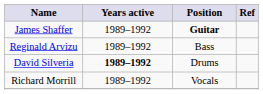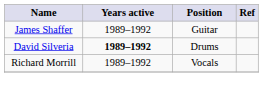(205, 29) bold -> (205, 29) normal
- row: (44, 46)
